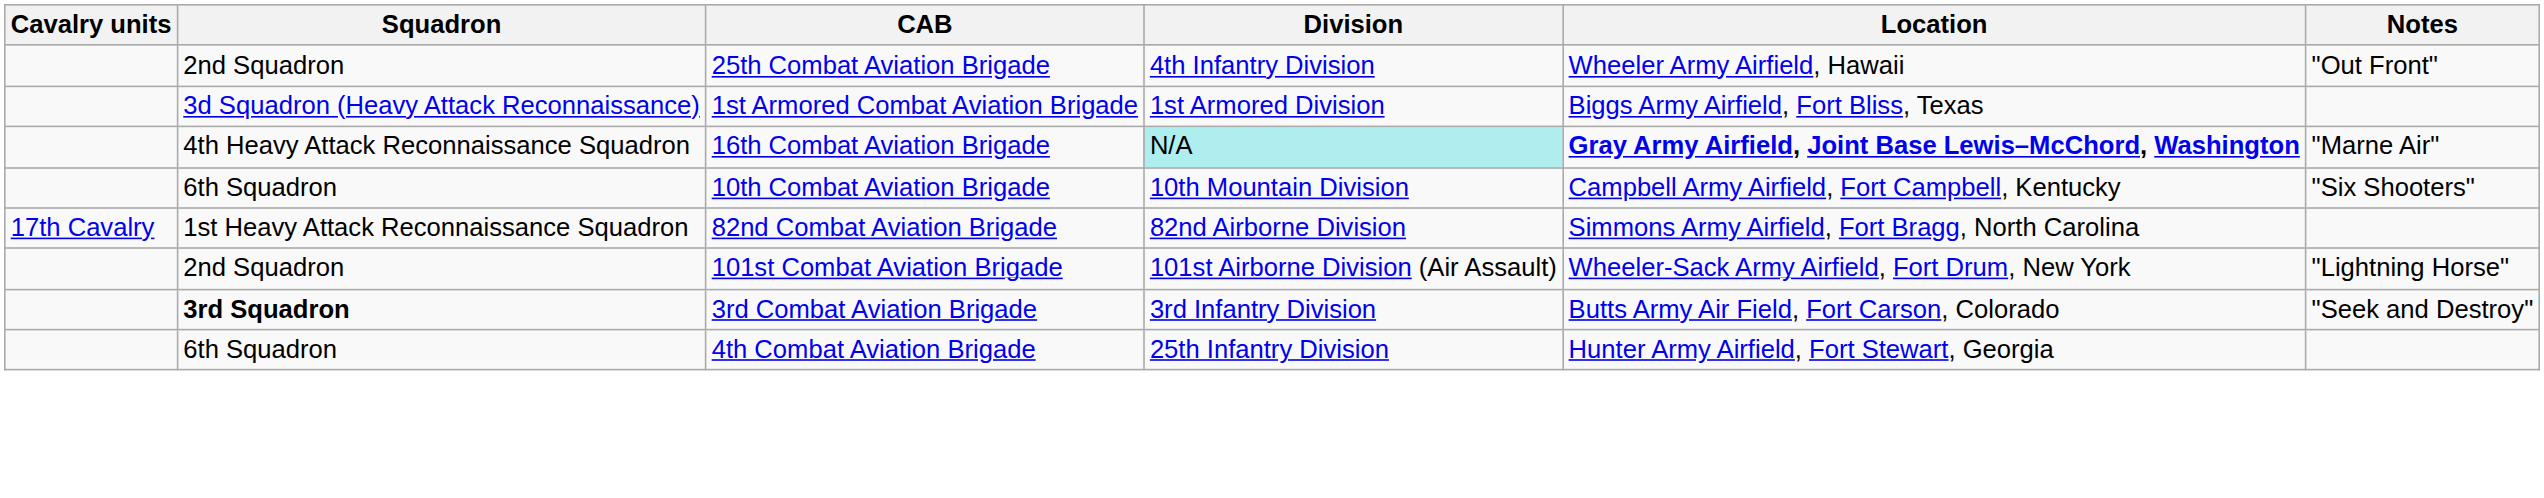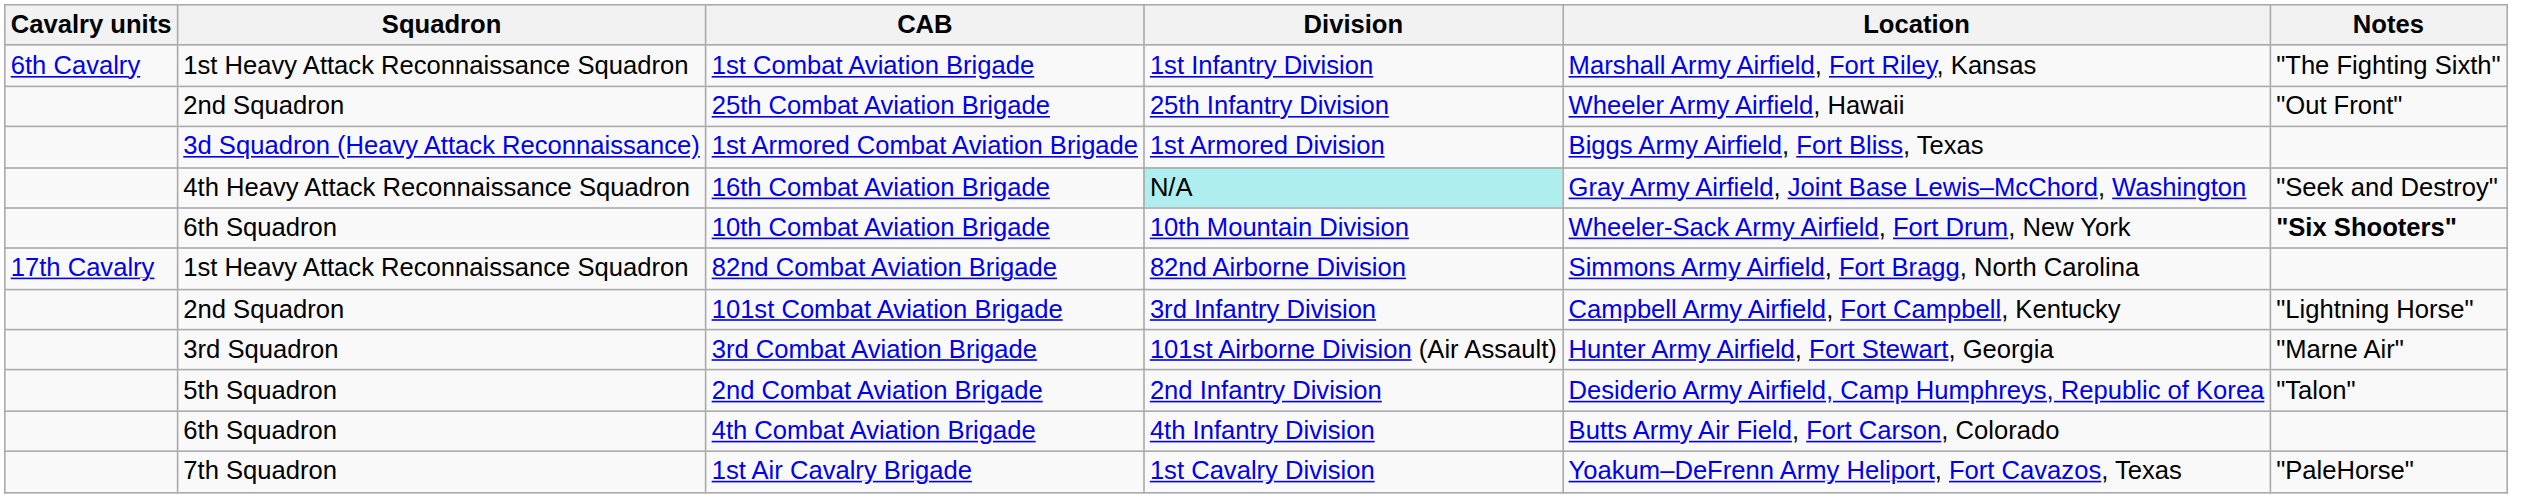+ row: (873, 65)
(1262, 65) 4th Infantry Division -> (1269, 106) 25th Infantry Division
(1934, 146) bold -> (1907, 187) normal
(2375, 146) "Marne Air" -> (2387, 187) "Seek and Destroy"
(1845, 187) Campbell Army Airfield, Fort Campbell, Kentucky -> (1850, 227) Wheeler-Sack Army Airfield, Fort Drum, New York
(2393, 187) normal -> (2367, 227) bold
(1353, 268) 101st Airborne Division (Air Assault) -> (1263, 308) 3rd Infantry Division
(1850, 268) Wheeler-Sack Army Airfield, Fort Drum, New York -> (1845, 308) Campbell Army Airfield, Fort Campbell, Kentucky
(266, 308) bold -> (261, 349) normal
(1263, 308) 3rd Infantry Division -> (1353, 349) 101st Airborne Division (Air Assault)
(1814, 308) Butts Army Air Field, Fort Carson, Colorado -> (1811, 349) Hunter Army Airfield, Fort Stewart, Georgia
(2422, 308) "Seek and Destroy" -> (2340, 349) "Marne Air"
+ row: (877, 390)
(1269, 349) 25th Infantry Division -> (1262, 430) 4th Infantry Division
(1811, 349) Hunter Army Airfield, Fort Stewart, Georgia -> (1814, 430) Butts Army Air Field, Fort Carson, Colorado
+ row: (842, 471)
